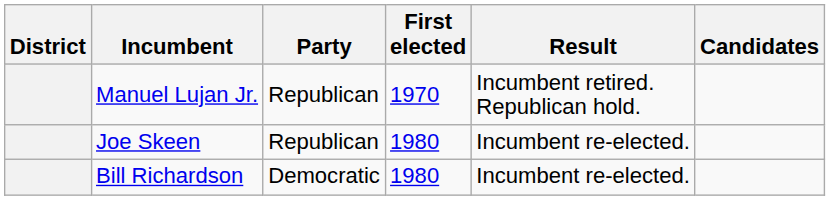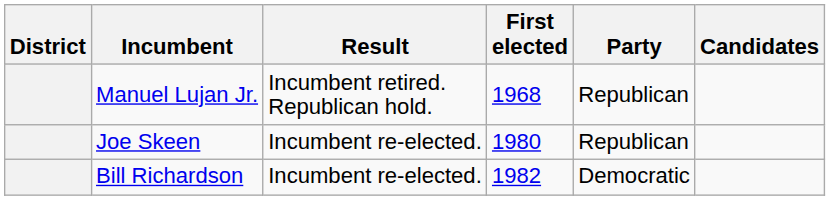columns swapped: (324, 46) <-> (583, 46)
(415, 94) 1970 -> (517, 94) 1968
(415, 176) 1980 -> (517, 176) 1982
